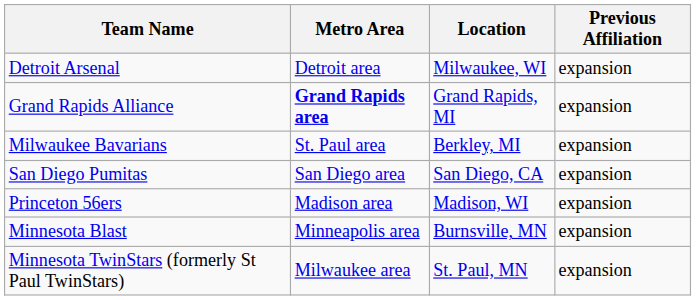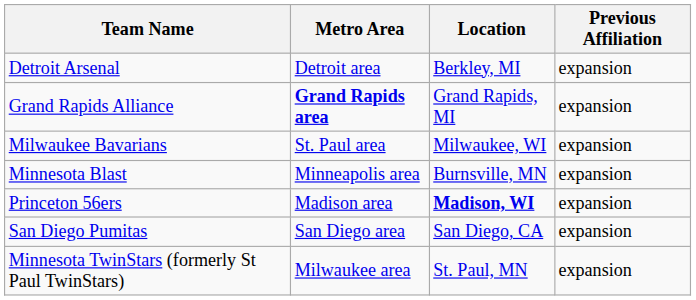(490, 67) Milwaukee, WI -> (477, 67) Berkley, MI
(477, 145) Berkley, MI -> (490, 145) Milwaukee, WI
rows swapped: (68, 231) <-> (78, 174)
(481, 202) normal -> (484, 202) bold
